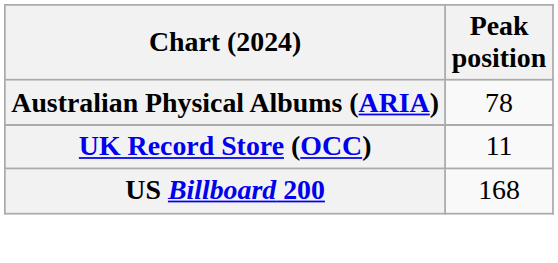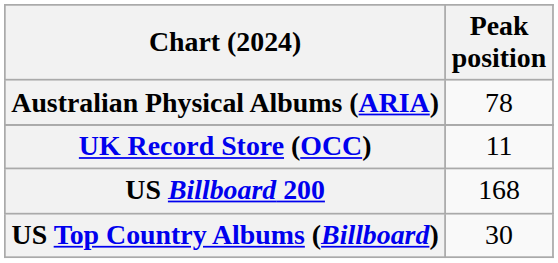+ row: (225, 234)
